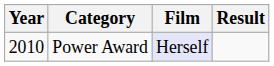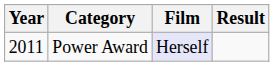(26, 46) 2010 -> (26, 46) 2011
